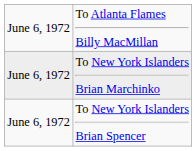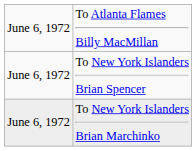rows swapped: (132, 75) <-> (132, 122)
